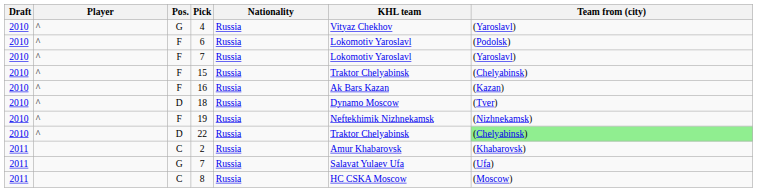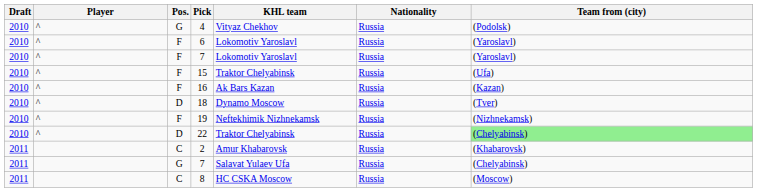columns swapped: (271, 12) <-> (399, 12)
(494, 27) (Yaroslavl) -> (492, 27) (Podolsk)
(492, 42) (Podolsk) -> (494, 42) (Yaroslavl)
(500, 73) (Chelyabinsk) -> (483, 73) (Ufa)
(483, 164) (Ufa) -> (500, 164) (Chelyabinsk)
